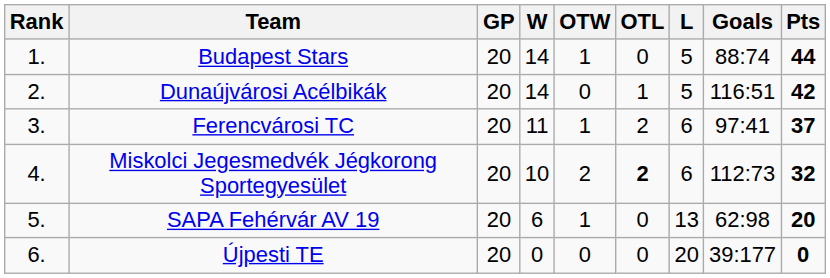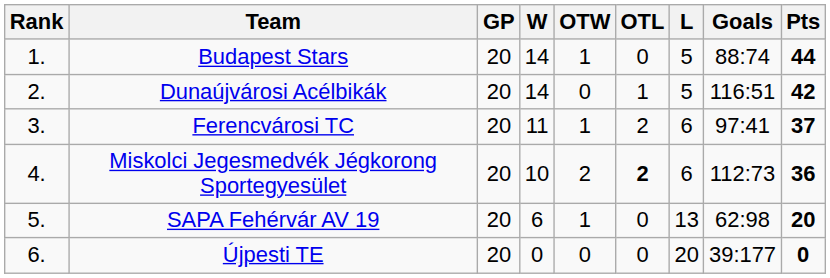(803, 173) 32 -> (803, 173) 36
